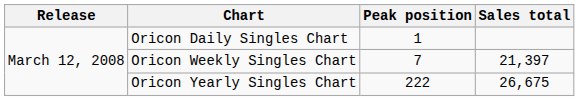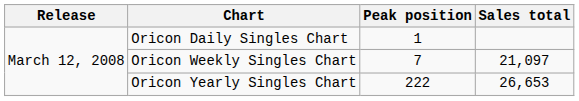(524, 61) 21,397 -> (524, 61) 21,097
(524, 84) 26,675 -> (524, 84) 26,653
